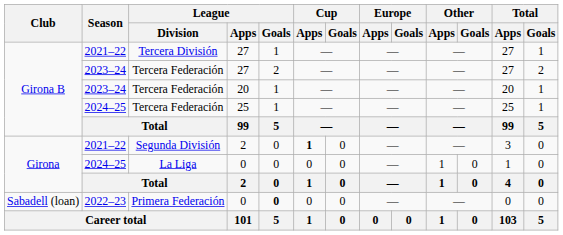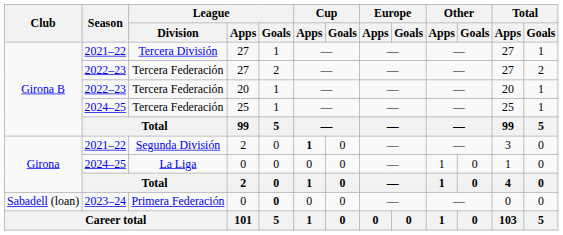(105, 70) 2023–24 -> (105, 70) 2022–23
(105, 88) 2023–24 -> (105, 88) 2022–23
(105, 201) 2022–23 -> (105, 201) 2023–24
